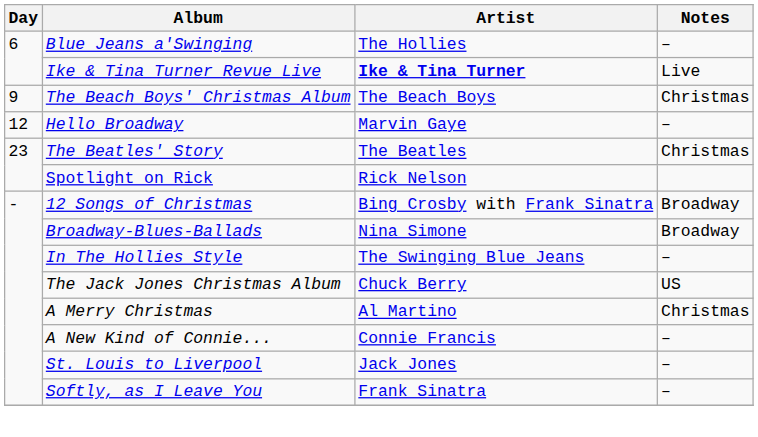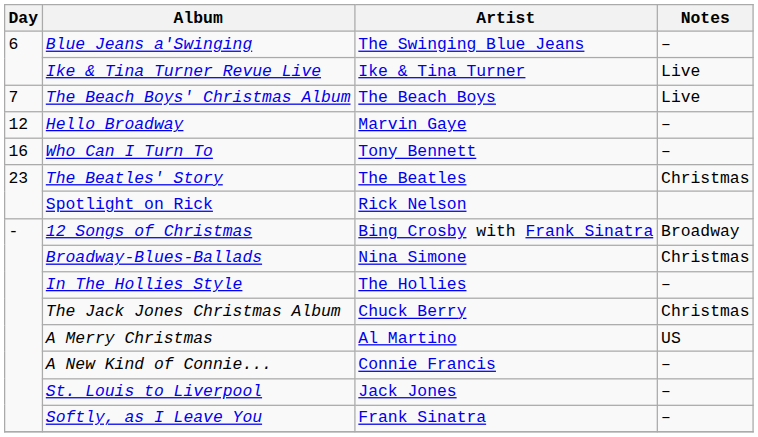(412, 45) The Hollies -> (471, 45) The Swinging Blue Jeans
(442, 71) bold -> (442, 71) normal
(13, 98) 9 -> (13, 98) 7
(705, 98) Christmas -> (681, 98) Live
+ row: (129, 151)
(700, 232) Broadway -> (705, 258) Christmas
(471, 258) The Swinging Blue Jeans -> (412, 285) The Hollies
(671, 285) US -> (705, 312) Christmas
(705, 312) Christmas -> (671, 338) US
